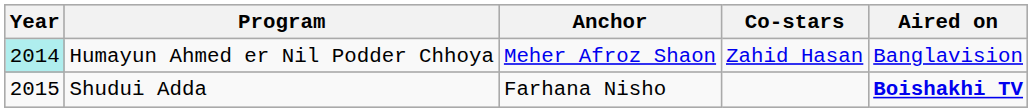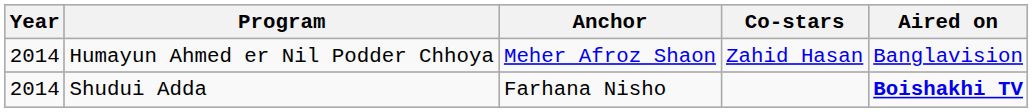(35, 56) paleturquoise background -> (35, 56) no background
(35, 90) 2015 -> (35, 90) 2014
